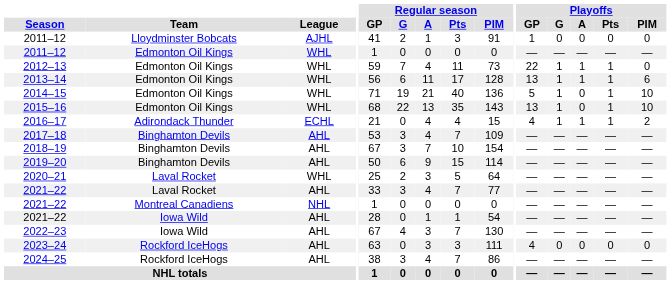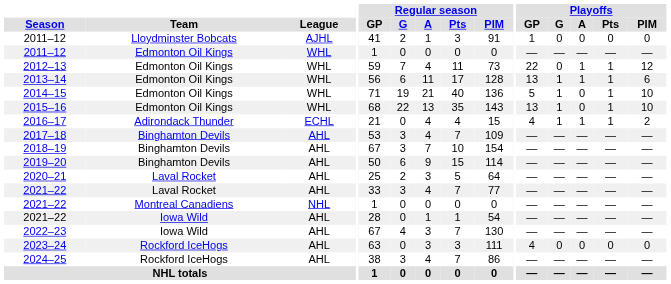(559, 66) 1 -> (559, 66) 0
(647, 66) 0 -> (647, 66) 12
(319, 176) WHL -> (319, 176) AHL
